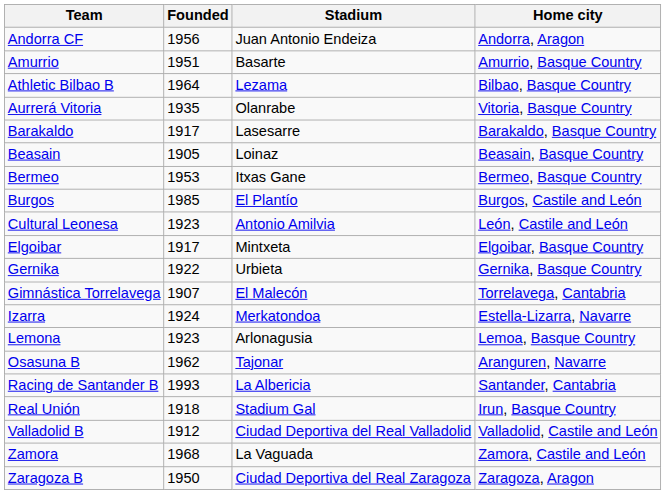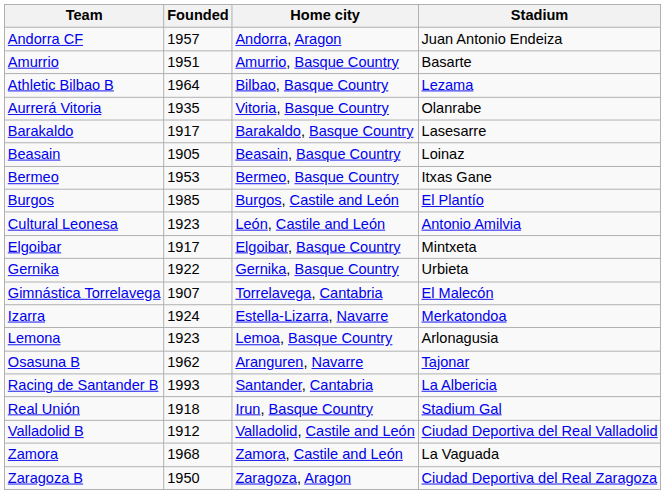columns swapped: (568, 16) <-> (353, 16)
(183, 39) 1956 -> (183, 39) 1957
